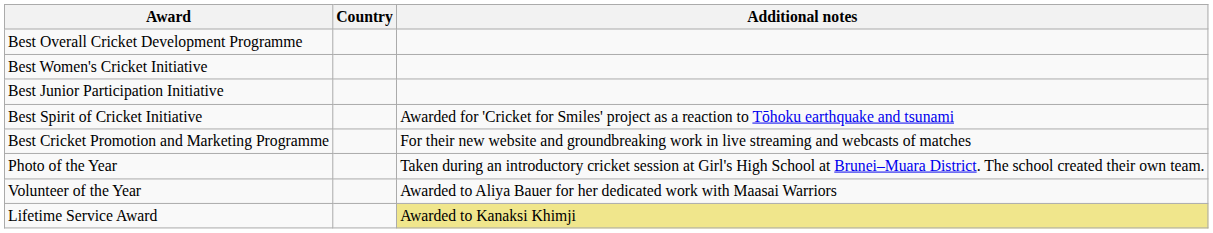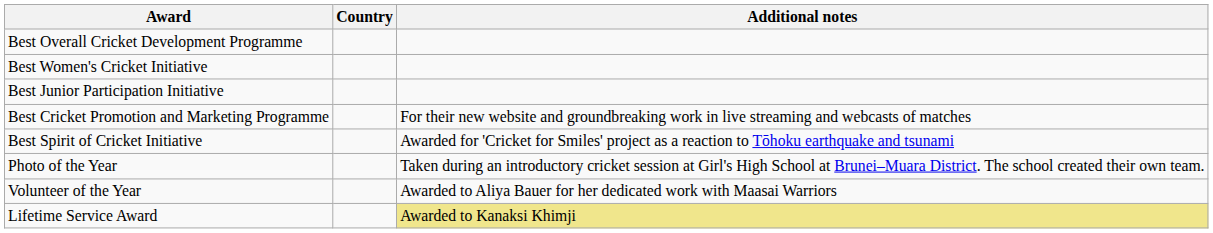rows swapped: (169, 141) <-> (105, 116)
